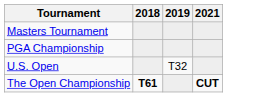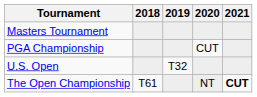+ column: (207, 13)
(148, 84) bold -> (148, 84) normal
